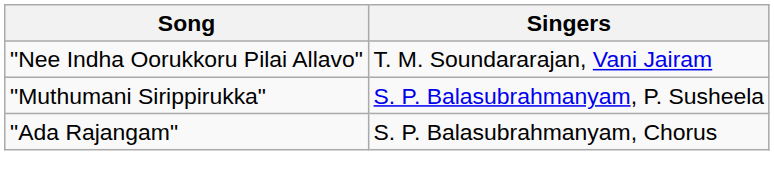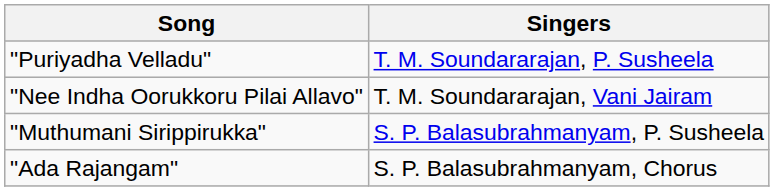+ row: (111, 59)
